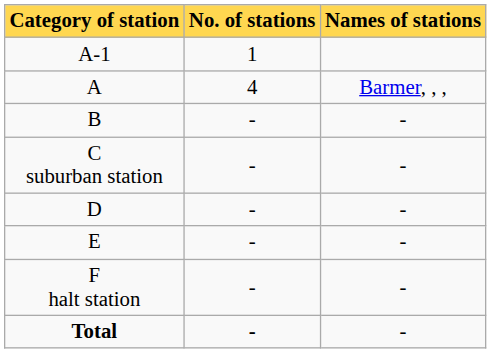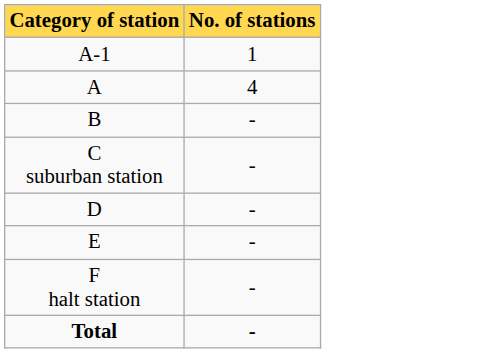- column: (403, 20)
